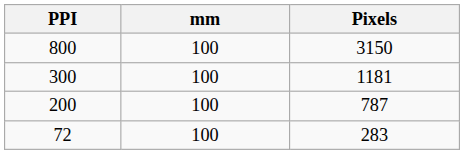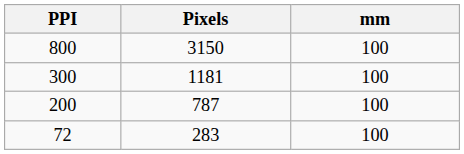columns swapped: (374, 18) <-> (205, 18)
